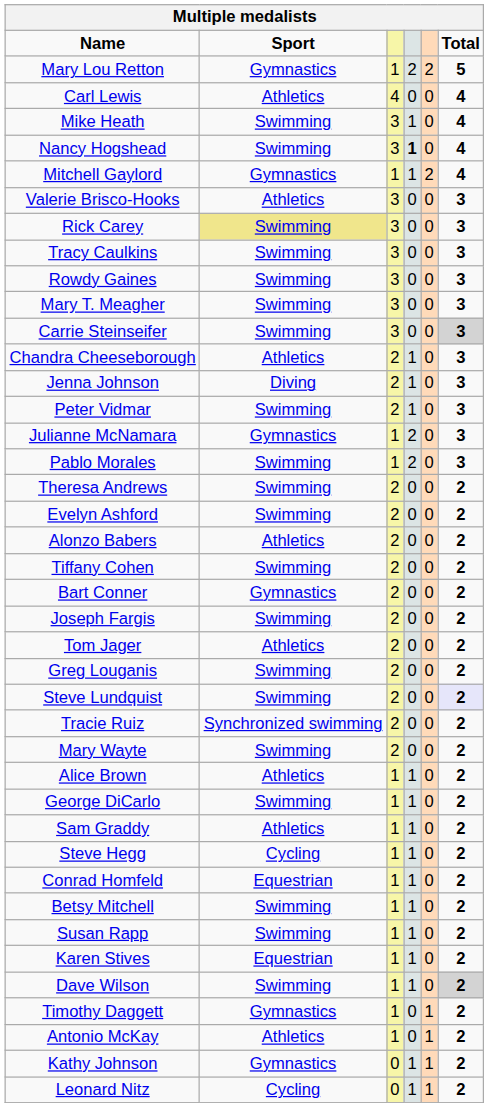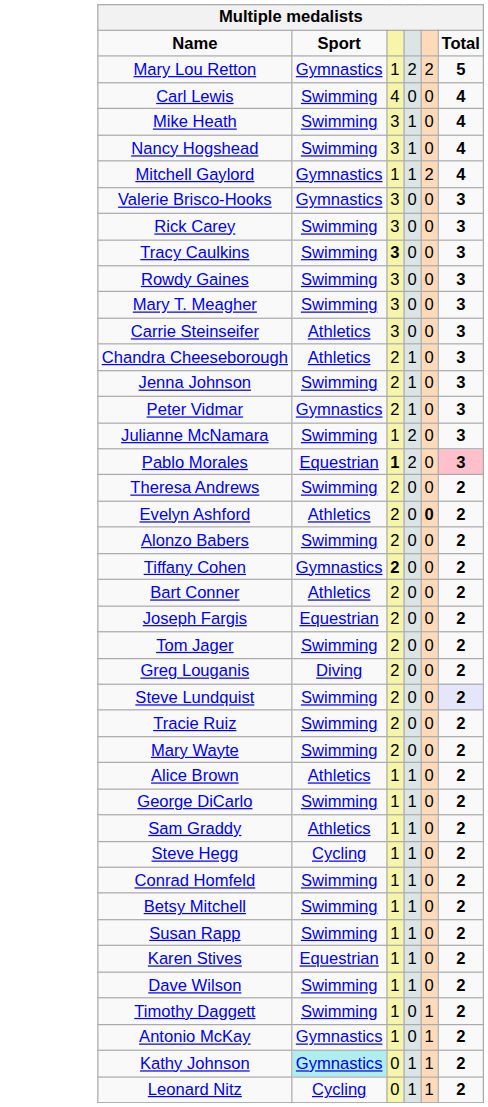(293, 96) Athletics -> (339, 96) Swimming
(412, 148) bold -> (412, 148) normal
(293, 200) Athletics -> (339, 200) Gymnastics
(293, 227) khaki background -> (339, 227) no background
(395, 253) normal -> (395, 253) bold
(293, 331) Swimming -> (339, 331) Athletics
(461, 331) lightgrey background -> (461, 331) no background
(293, 383) Diving -> (339, 383) Swimming
(293, 410) Swimming -> (339, 410) Gymnastics
(293, 436) Gymnastics -> (339, 436) Swimming
(293, 462) Swimming -> (339, 462) Equestrian
(395, 462) normal -> (395, 462) bold
(461, 462) no background -> (461, 462) pink background
(293, 514) Swimming -> (339, 514) Athletics
(429, 514) normal -> (429, 514) bold
(293, 540) Athletics -> (339, 540) Swimming
(293, 567) Swimming -> (339, 567) Gymnastics
(395, 567) normal -> (395, 567) bold
(293, 593) Gymnastics -> (339, 593) Athletics
(293, 619) Swimming -> (339, 619) Equestrian
(293, 645) Athletics -> (339, 645) Swimming
(293, 671) Swimming -> (339, 671) Diving
(293, 723) Synchronized swimming -> (339, 723) Swimming
(293, 880) Equestrian -> (339, 880) Swimming
(461, 985) lightgrey background -> (461, 985) no background
(293, 1011) Gymnastics -> (339, 1011) Swimming
(293, 1037) Athletics -> (339, 1037) Gymnastics
(293, 1063) no background -> (339, 1063) paleturquoise background
